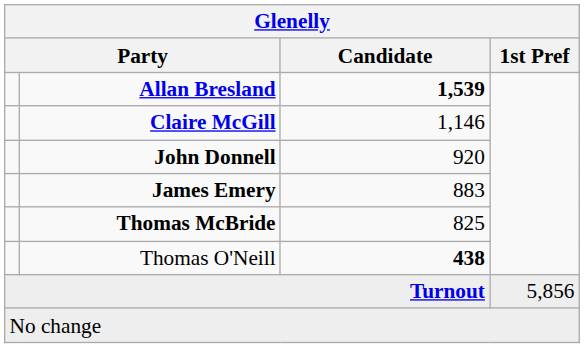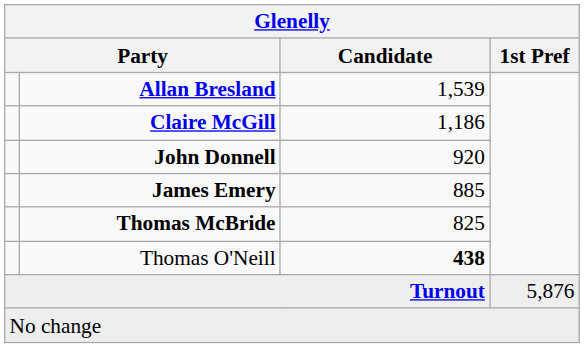(461, 88) bold -> (461, 88) normal
(461, 122) 1,146 -> (461, 122) 1,186
(469, 190) 883 -> (469, 190) 885
(551, 291) 5,856 -> (551, 291) 5,876
